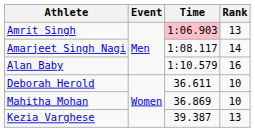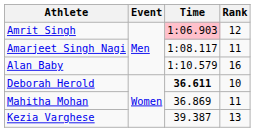(235, 30) 13 -> (235, 30) 12
(235, 48) 14 -> (235, 48) 11
(192, 83) normal -> (192, 83) bold
(235, 100) 10 -> (235, 100) 11
